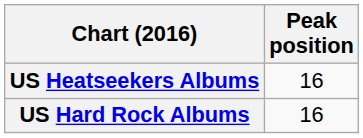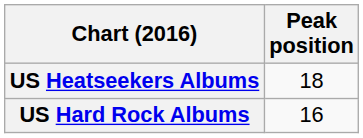(312, 80) 16 -> (312, 80) 18
